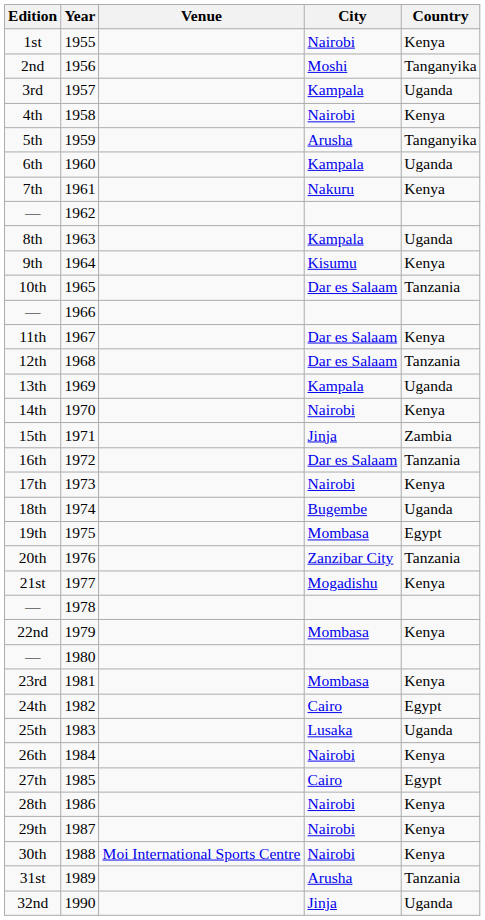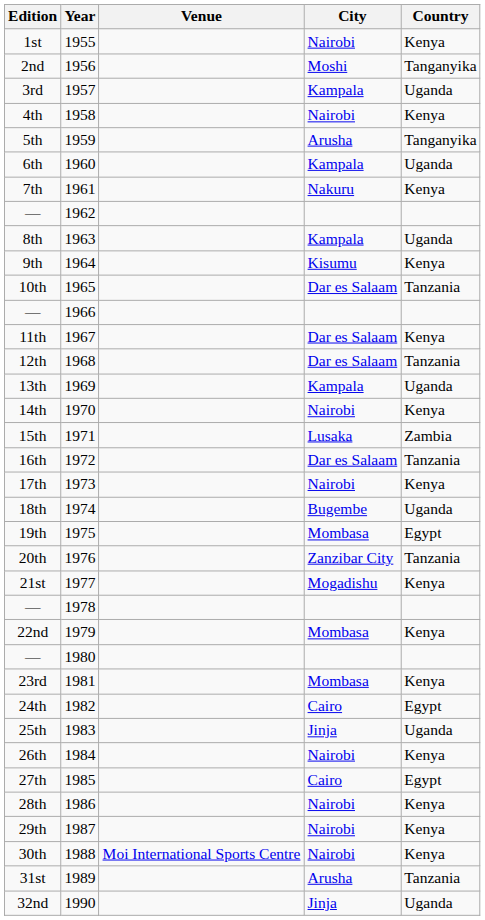(322, 435) Jinja -> (330, 435) Lusaka
(330, 730) Lusaka -> (322, 730) Jinja
